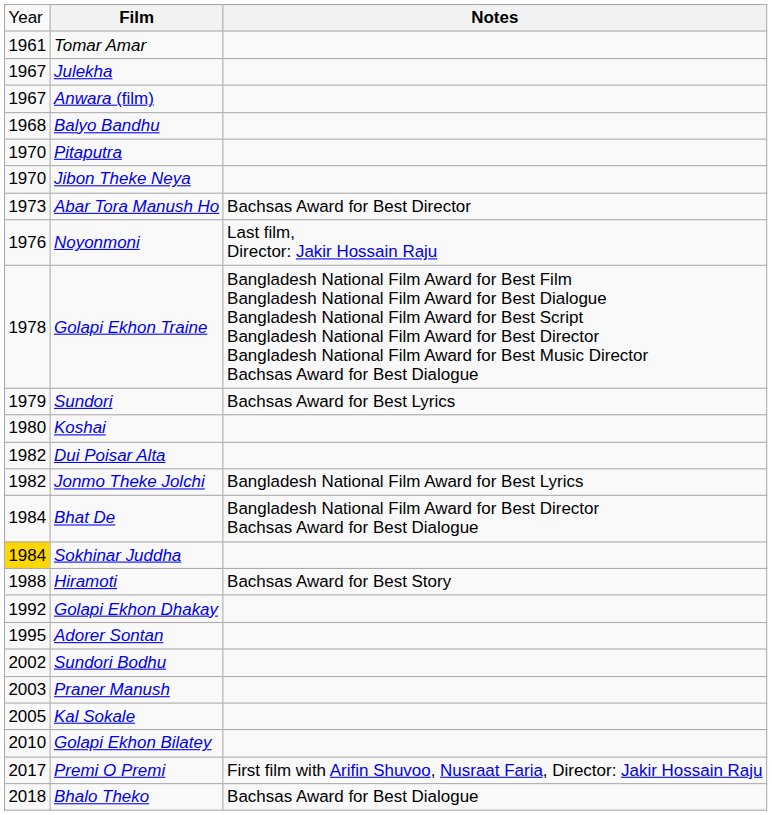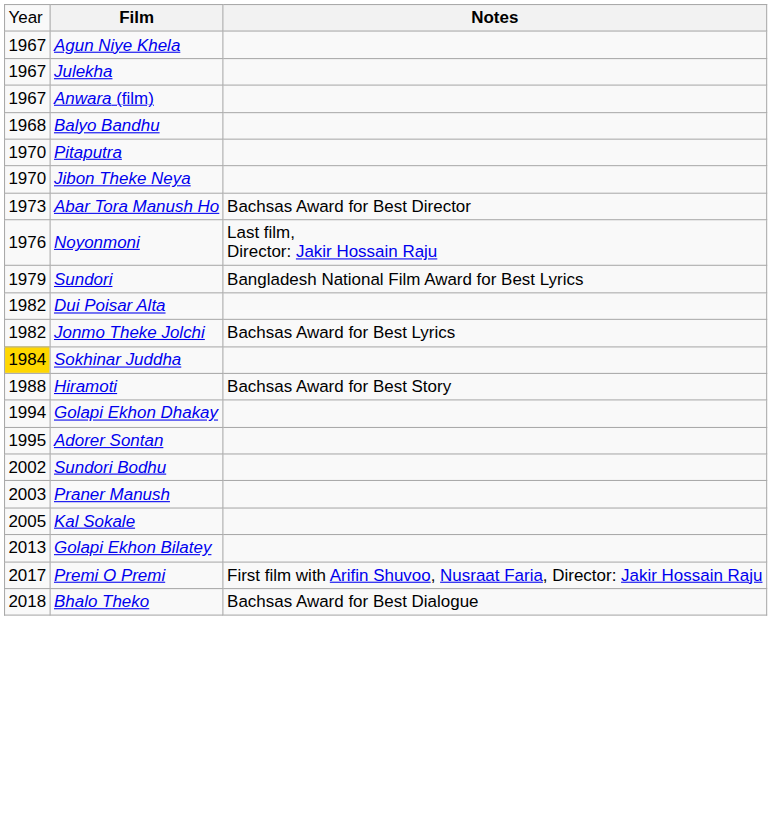- row: (100, 44)
+ row: (117, 44)
- row: (131, 326)
(341, 401) Bachsas Award for Best Lyrics -> (405, 279) Bangladesh National Film Award for Best Lyrics
- row: (80, 428)
(405, 482) Bangladesh National Film Award for Best Lyrics -> (341, 332) Bachsas Award for Best Lyrics
- row: (85, 518)
(27, 608) 1992 -> (27, 413) 1994
(27, 743) 2010 -> (27, 548) 2013
